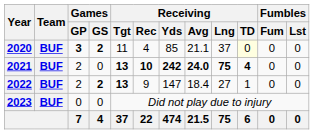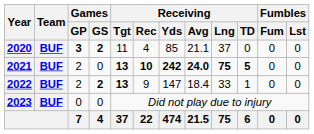(247, 48) lightyellow background -> (247, 48) no background
(247, 66) 4 -> (247, 66) 5
(225, 84) 27 -> (225, 84) 33
